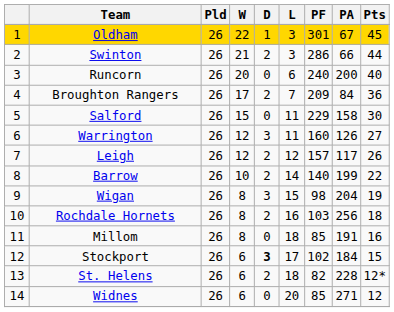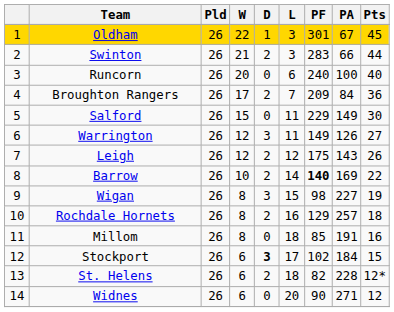(318, 55) 286 -> (318, 55) 283
(347, 75) 200 -> (347, 75) 100
(347, 115) 158 -> (347, 115) 149
(318, 135) 160 -> (318, 135) 149
(318, 155) 157 -> (318, 155) 175
(347, 155) 117 -> (347, 155) 143
(318, 176) normal -> (318, 176) bold
(347, 176) 199 -> (347, 176) 169
(347, 196) 204 -> (347, 196) 227
(318, 216) 103 -> (318, 216) 129
(347, 216) 256 -> (347, 216) 257
(318, 296) 85 -> (318, 296) 90
